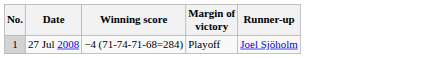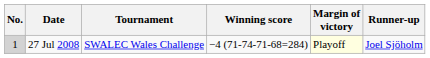+ column: (144, 20)
(204, 44) no background -> (329, 44) lightyellow background
